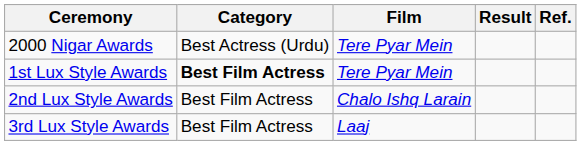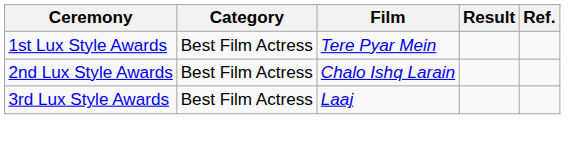- row: (81, 45)
(253, 72) bold -> (247, 45) normal
